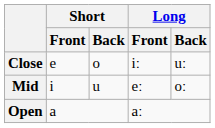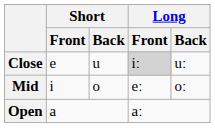(96, 63) o -> (96, 63) u
(136, 63) no background -> (136, 63) lightgrey background
(96, 87) u -> (96, 87) o
